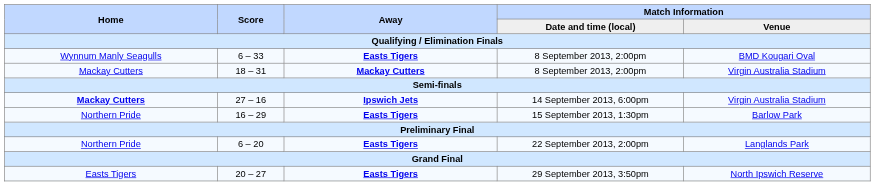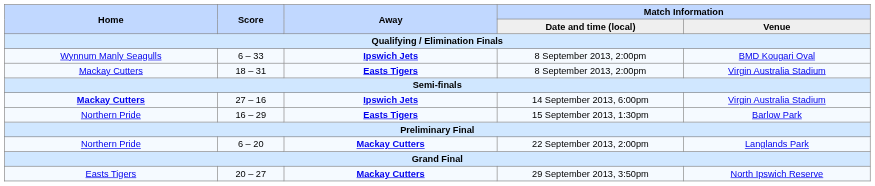(391, 56) Easts Tigers -> (391, 56) Ipswich Jets
(391, 71) Mackay Cutters -> (391, 71) Easts Tigers
(391, 144) Easts Tigers -> (391, 144) Mackay Cutters
(391, 174) Easts Tigers -> (391, 174) Mackay Cutters
